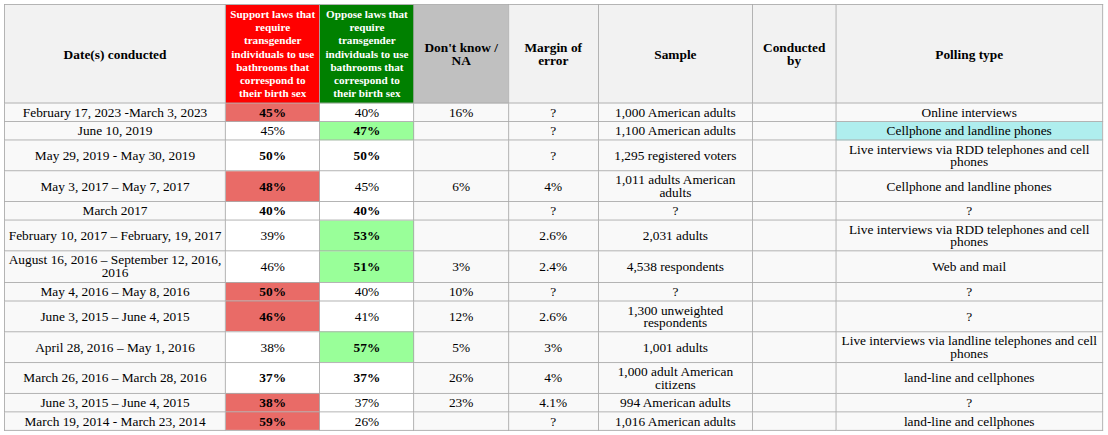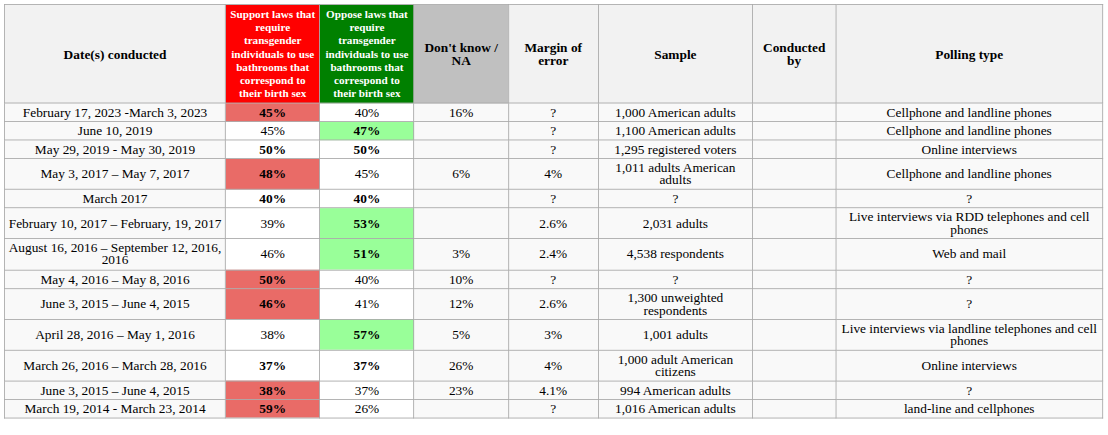(969, 112) Online interviews -> (969, 112) Cellphone and landline phones
(969, 131) paleturquoise background -> (969, 131) no background
(969, 155) Live interviews via RDD telephones and cell phones -> (969, 149) Online interviews
(969, 378) land-line and cellphones -> (969, 365) Online interviews
